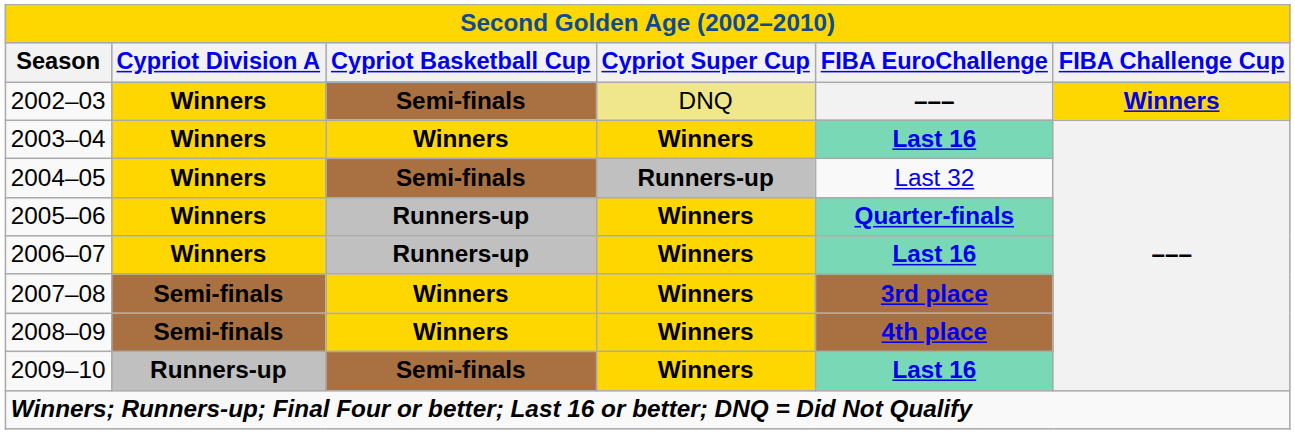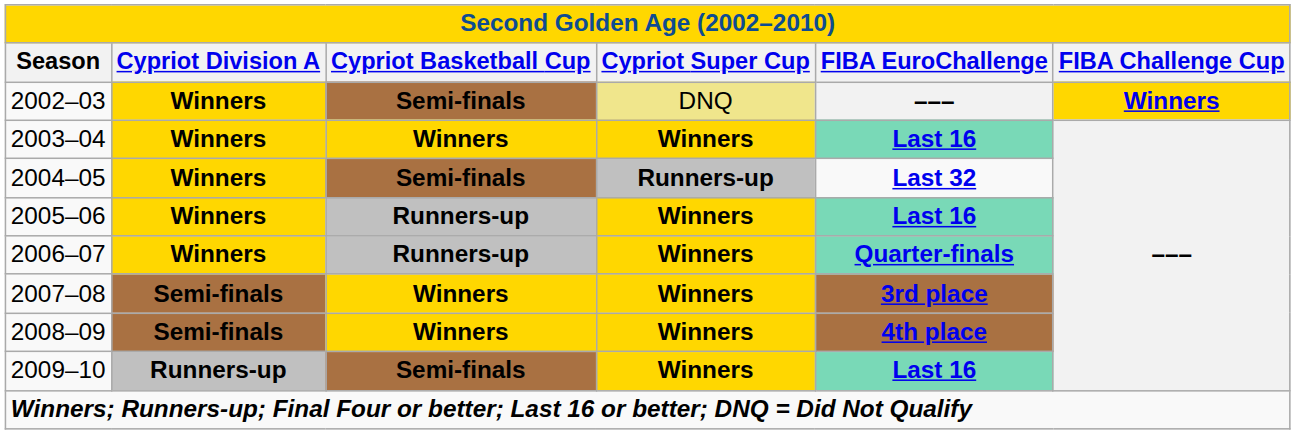(934, 177) normal -> (934, 177) bold
(934, 216) Quarter-finals -> (934, 216) Last 16
(934, 254) Last 16 -> (934, 254) Quarter-finals
